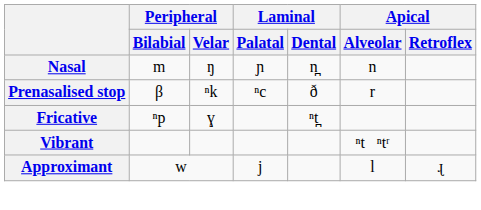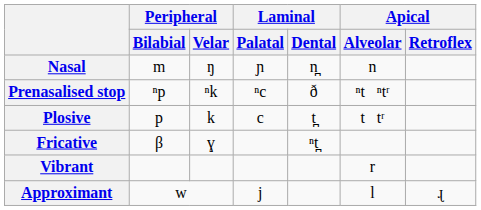(159, 92) β -> (159, 92) ⁿp
(372, 92) r -> (372, 92) ⁿt ⁿtʳ
+ row: (67, 117)
(159, 117) ⁿp -> (159, 142) β
(372, 142) ⁿt ⁿtʳ -> (372, 167) r
